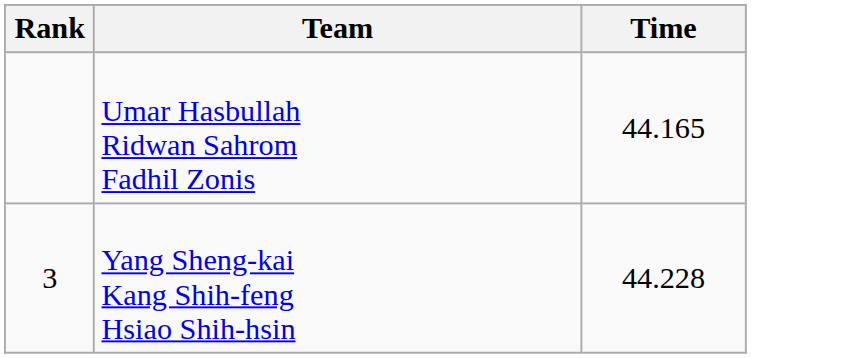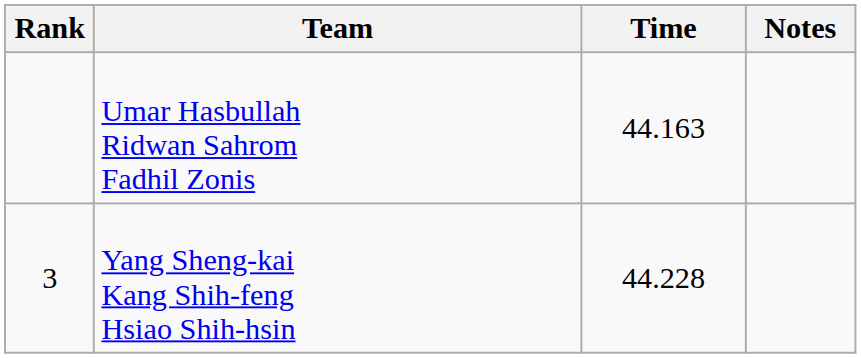+ column: (800, 28)
(663, 127) 44.165 -> (663, 127) 44.163
